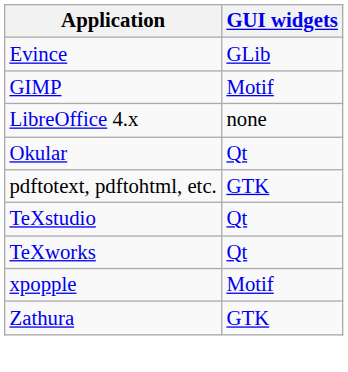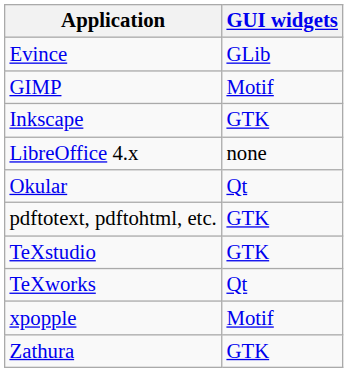+ row: (46, 119)
(237, 218) Qt -> (248, 251) GTK
